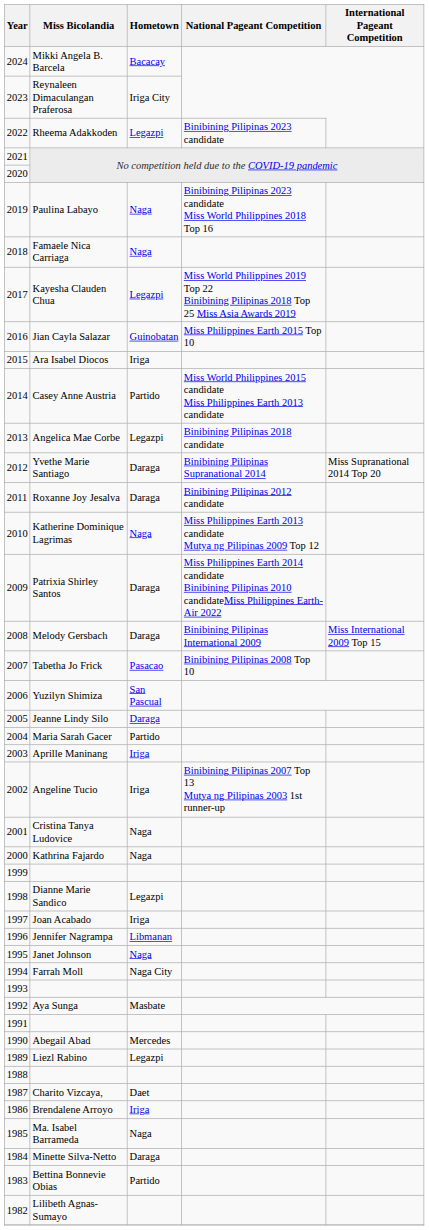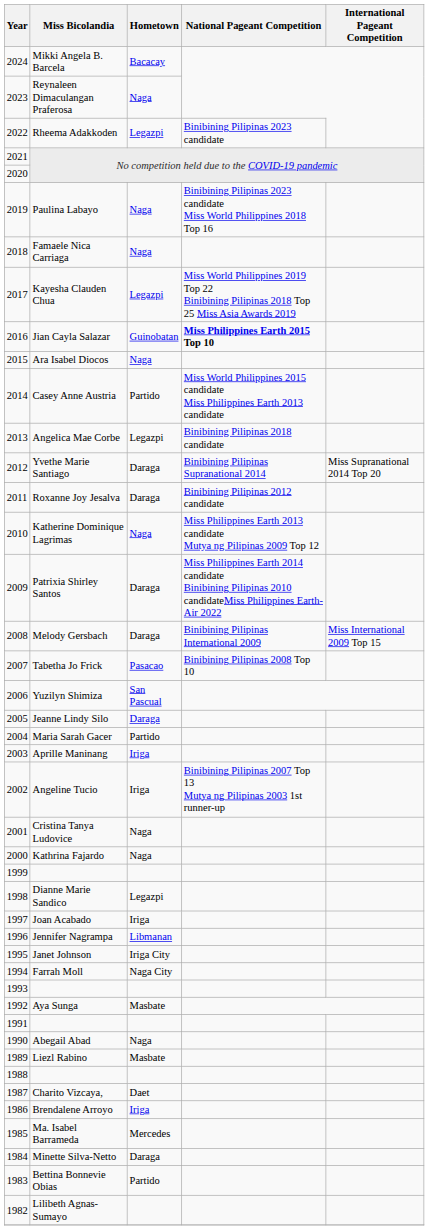(150, 97) Iriga City -> (141, 97) Naga
(253, 336) normal -> (247, 336) bold
(139, 360) Iriga -> (141, 360) Naga
(141, 954) Naga -> (150, 954) Iriga City
(150, 1040) Mercedes -> (141, 1040) Naga
(146, 1058) Legazpi -> (147, 1058) Masbate
(141, 1133) Naga -> (150, 1133) Mercedes
